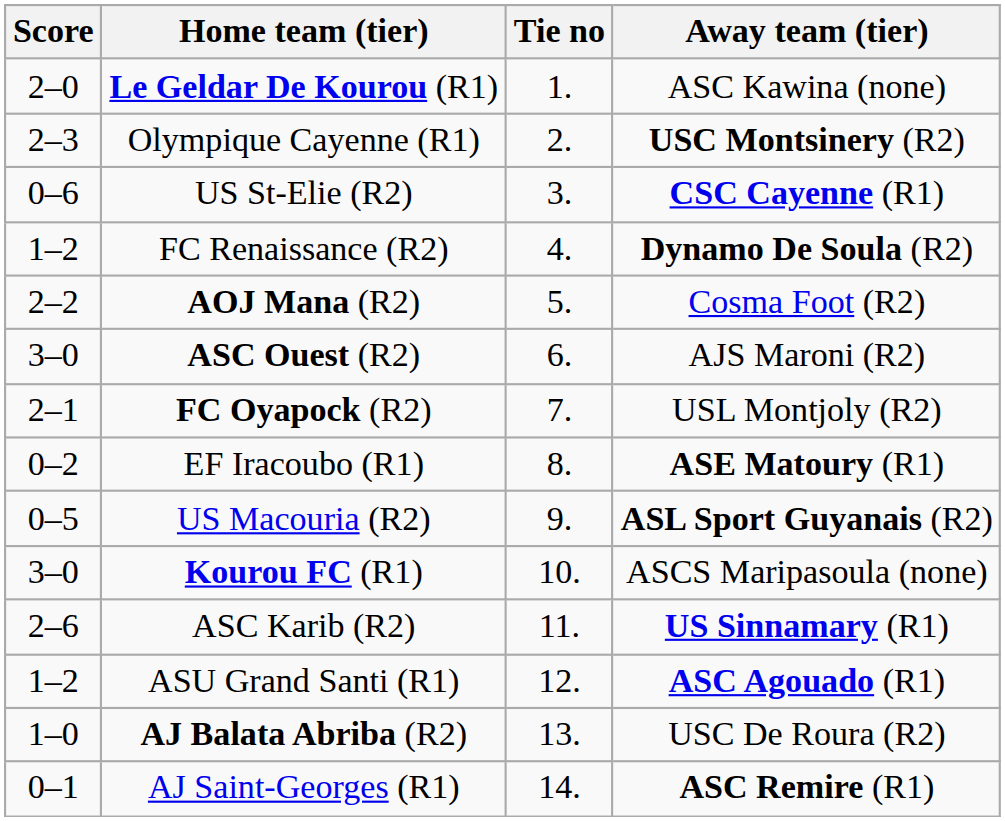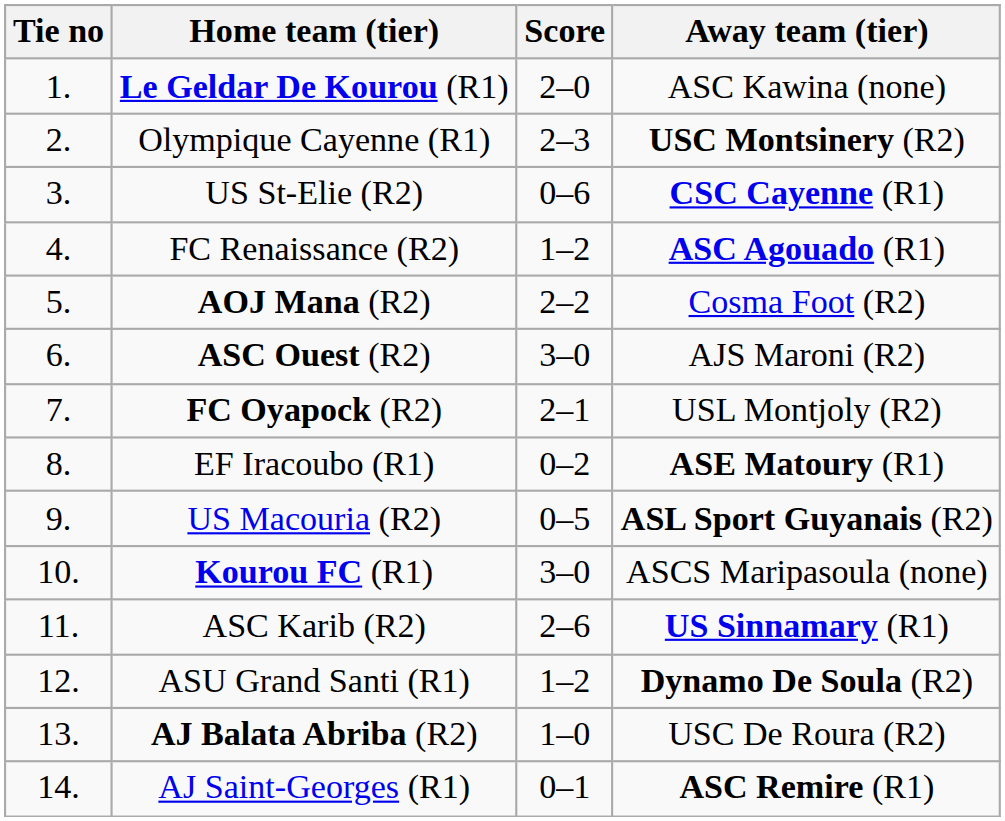columns swapped: (559, 31) <-> (53, 31)
(807, 247) Dynamo De Soula (R2) -> (807, 247) ASC Agouado (R1)
(807, 680) ASC Agouado (R1) -> (807, 680) Dynamo De Soula (R2)
